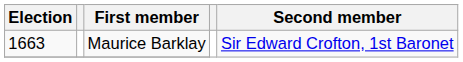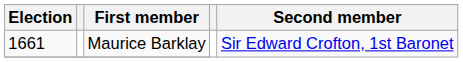(27, 43) 1663 -> (27, 43) 1661
